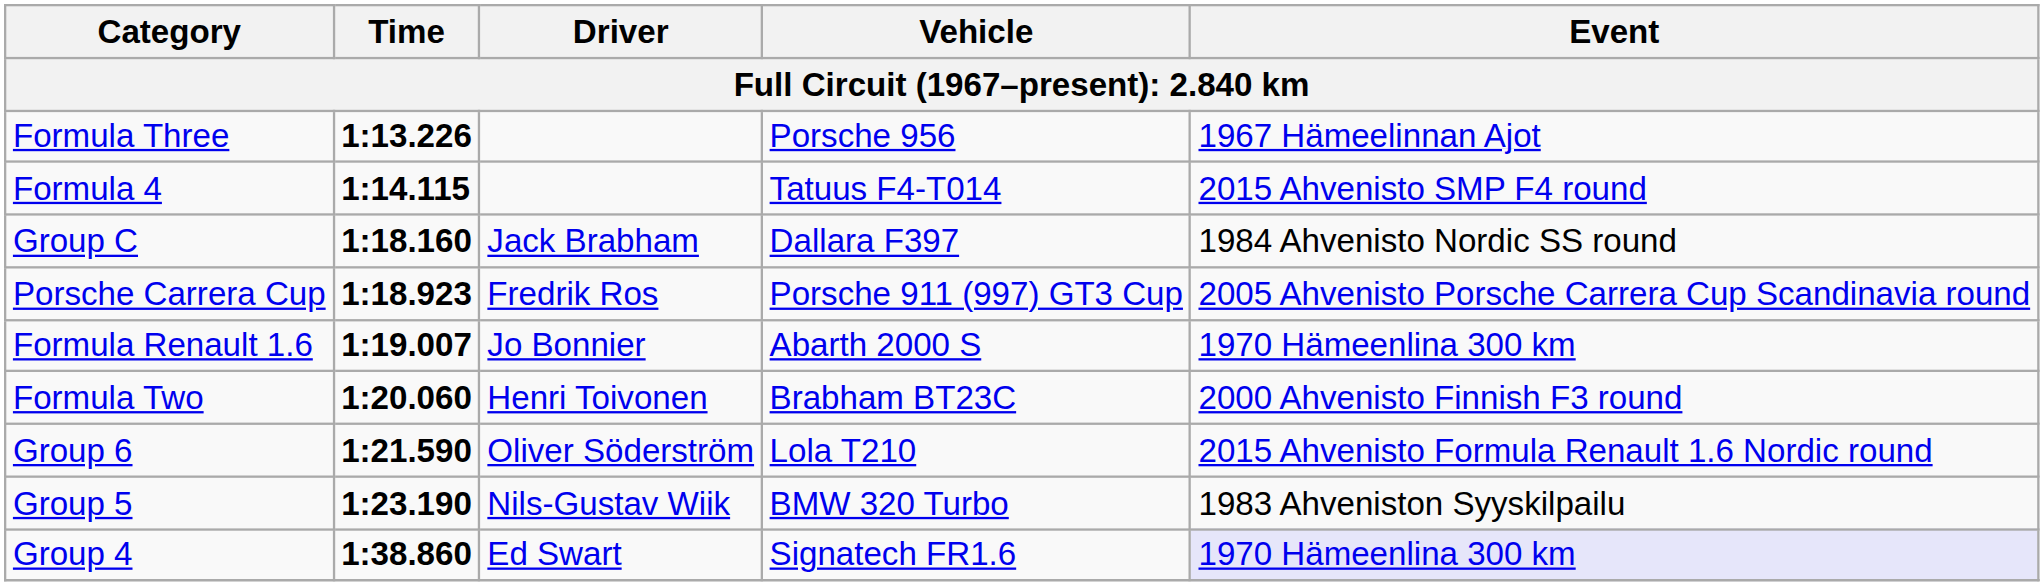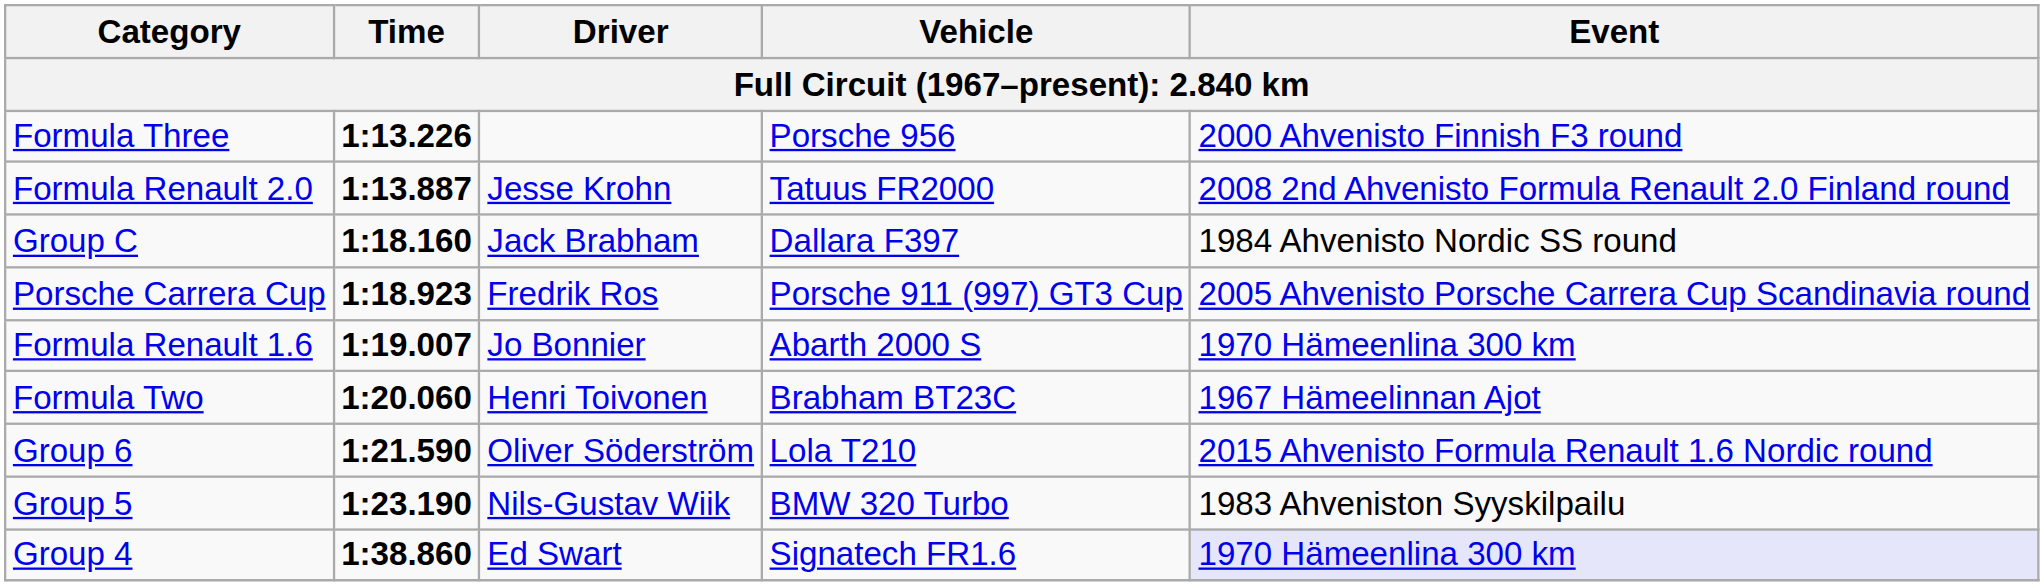(1370, 136) 1967 Hämeelinnan Ajot -> (1440, 136) 2000 Ahvenisto Finnish F3 round
+ row: (163, 189)
- row: (87, 189)
(1440, 398) 2000 Ahvenisto Finnish F3 round -> (1370, 398) 1967 Hämeelinnan Ajot
